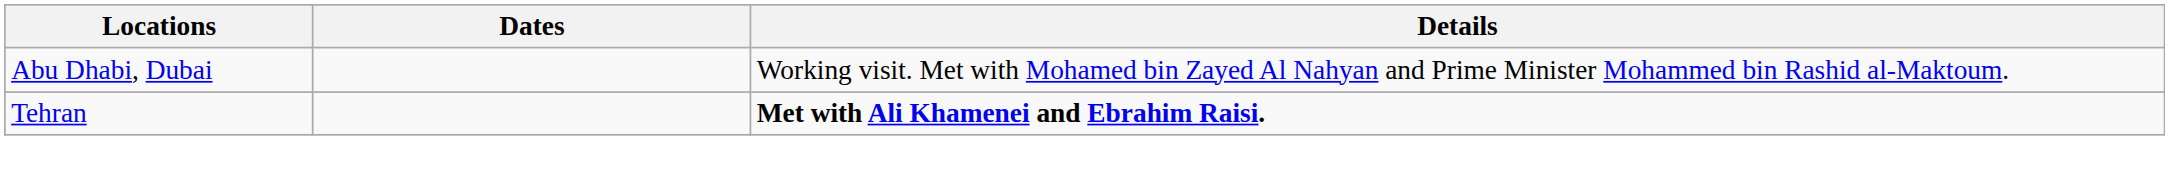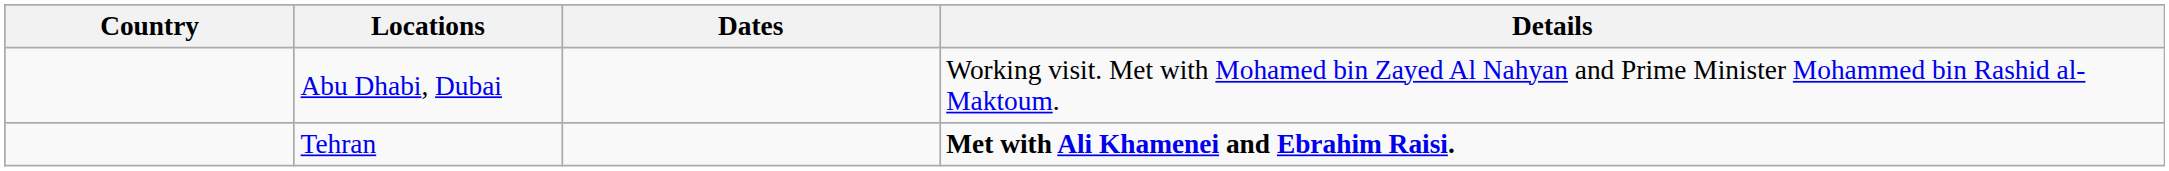+ column: (150, 26)
